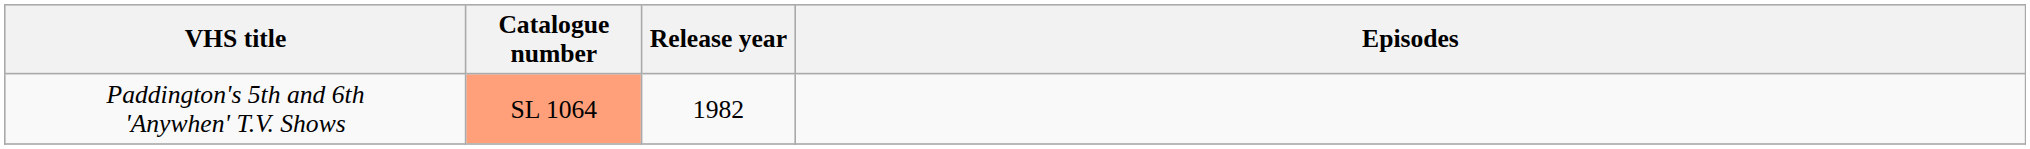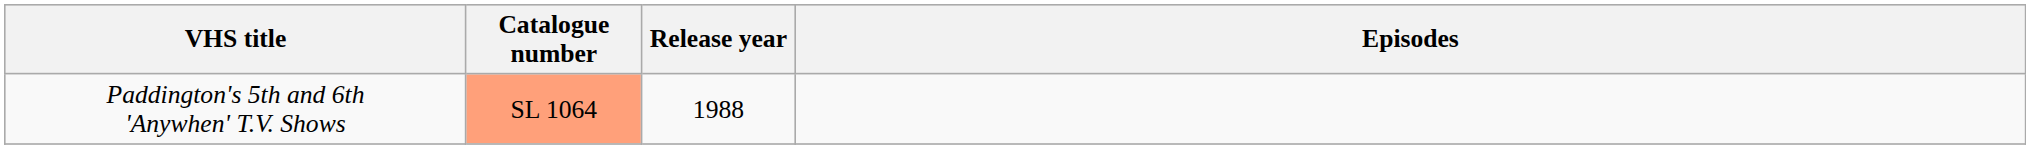(718, 108) 1982 -> (718, 108) 1988
